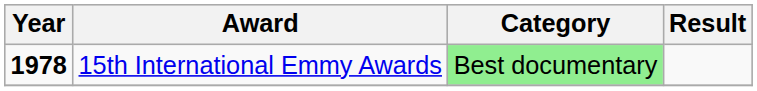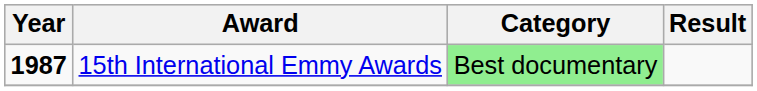(39, 64) 1978 -> (39, 64) 1987
